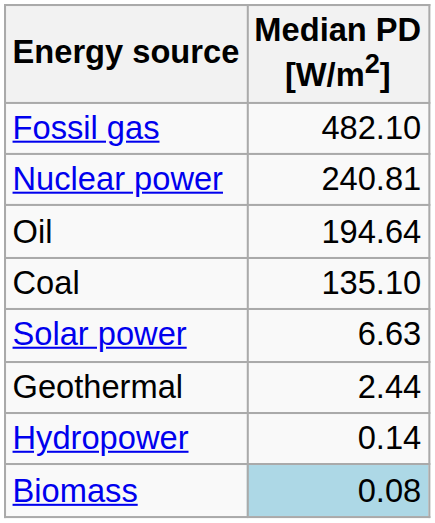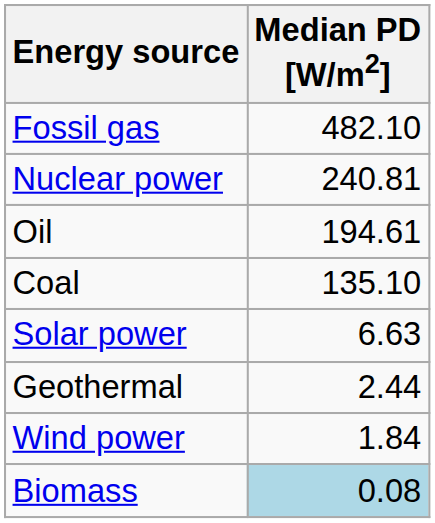(371, 231) 194.64 -> (371, 231) 194.61
+ row: (99, 438)
- row: (101, 438)
